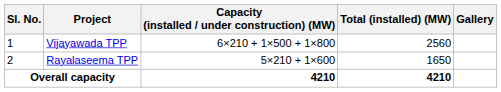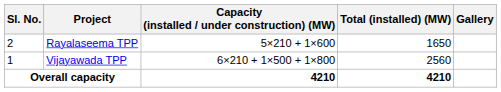rows swapped: (87, 43) <-> (92, 60)
